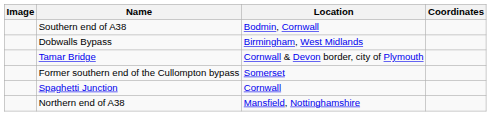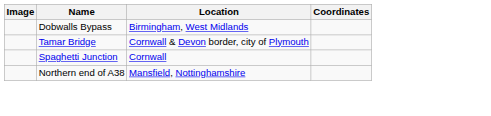- row: (82, 27)
- row: (139, 73)
